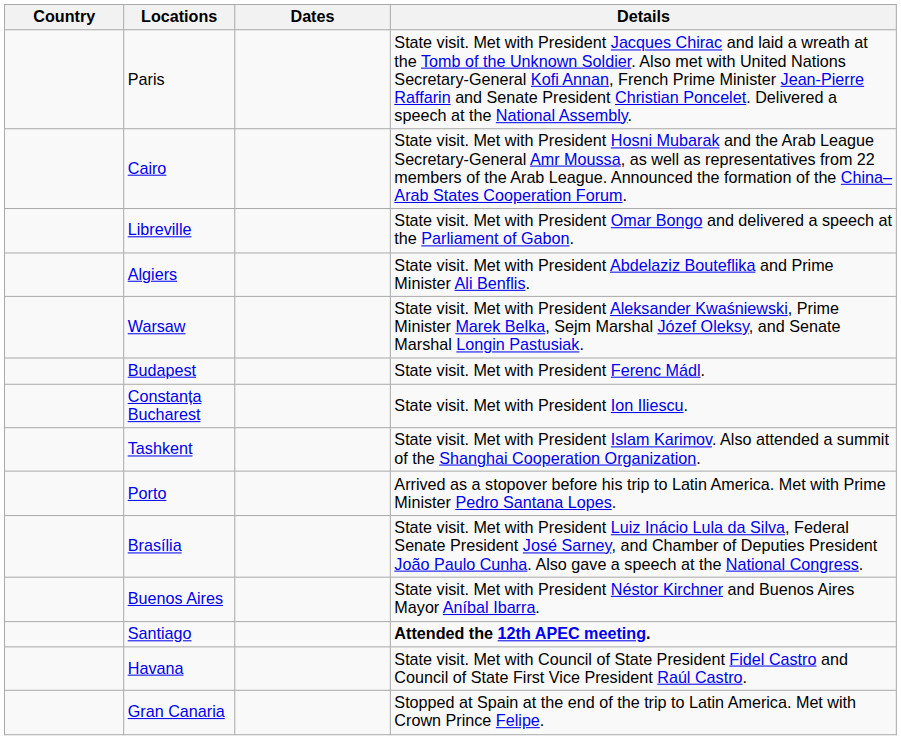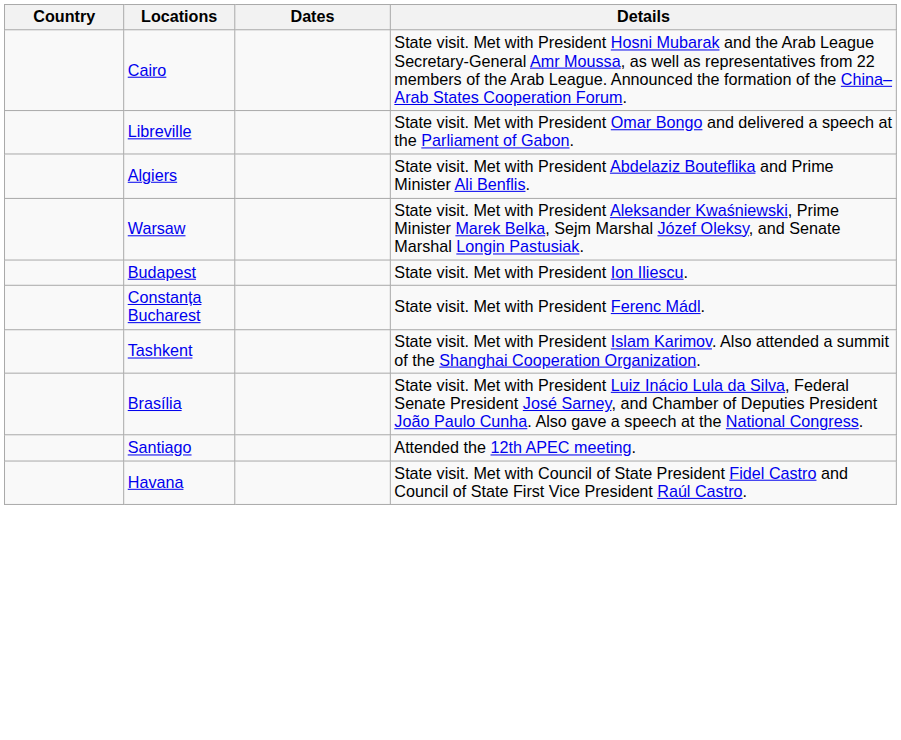- row: (146, 79)
(550, 371) State visit. Met with President Ferenc Mádl. -> (541, 272) State visit. Met with President Ion Iliescu.
(541, 405) State visit. Met with President Ion Iliescu. -> (550, 307) State visit. Met with President Ferenc Mádl.
- row: (147, 493)
- row: (175, 599)
(522, 633) bold -> (515, 447) normal
- row: (176, 712)
